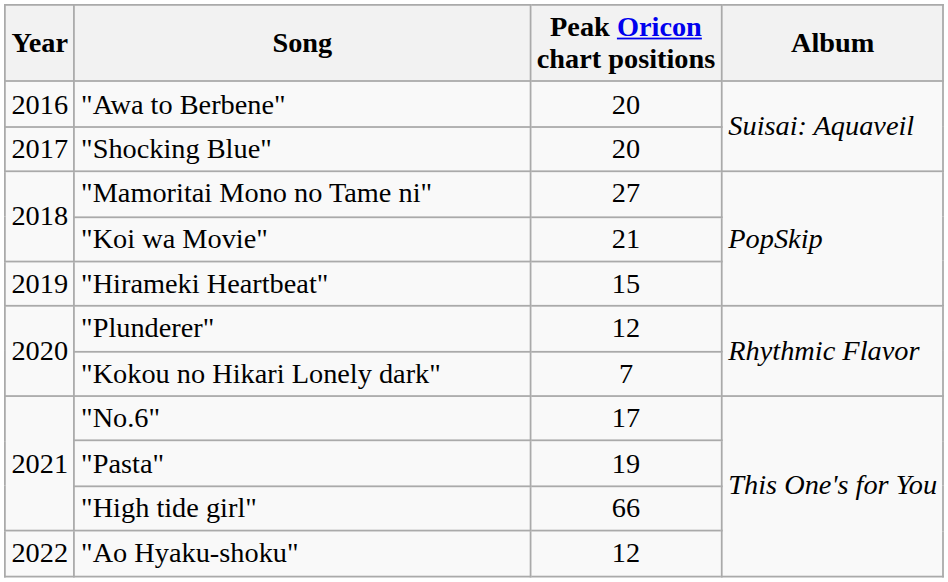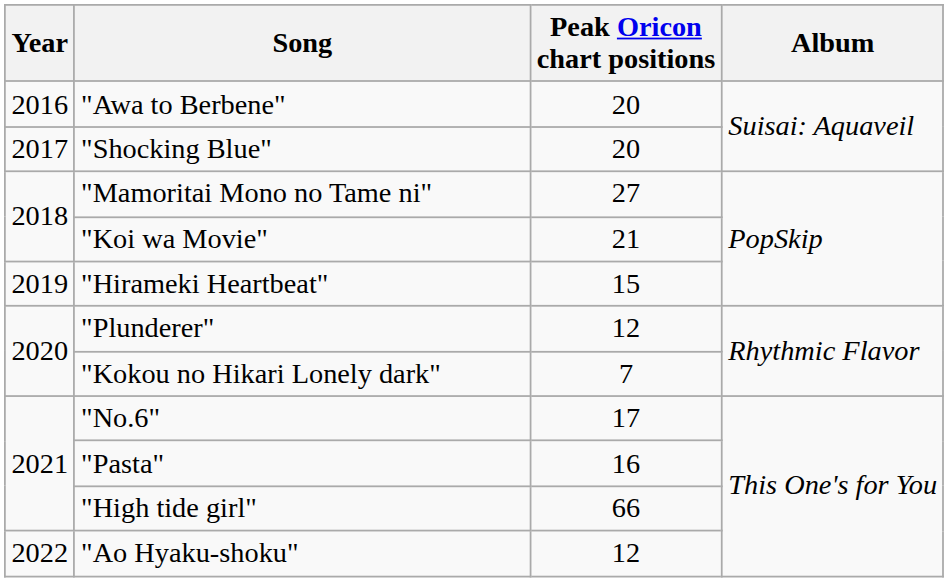(626, 463) 19 -> (626, 463) 16
